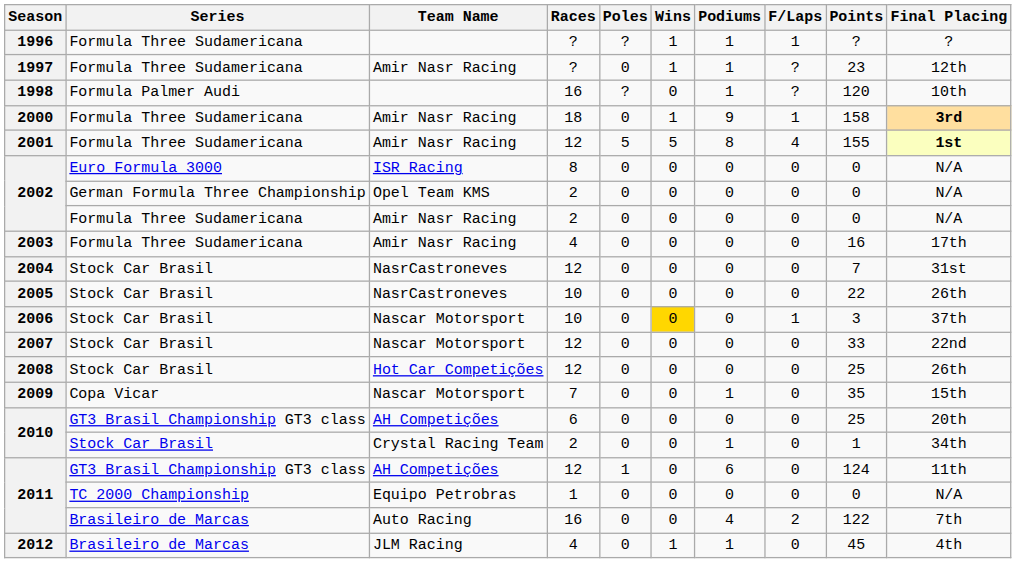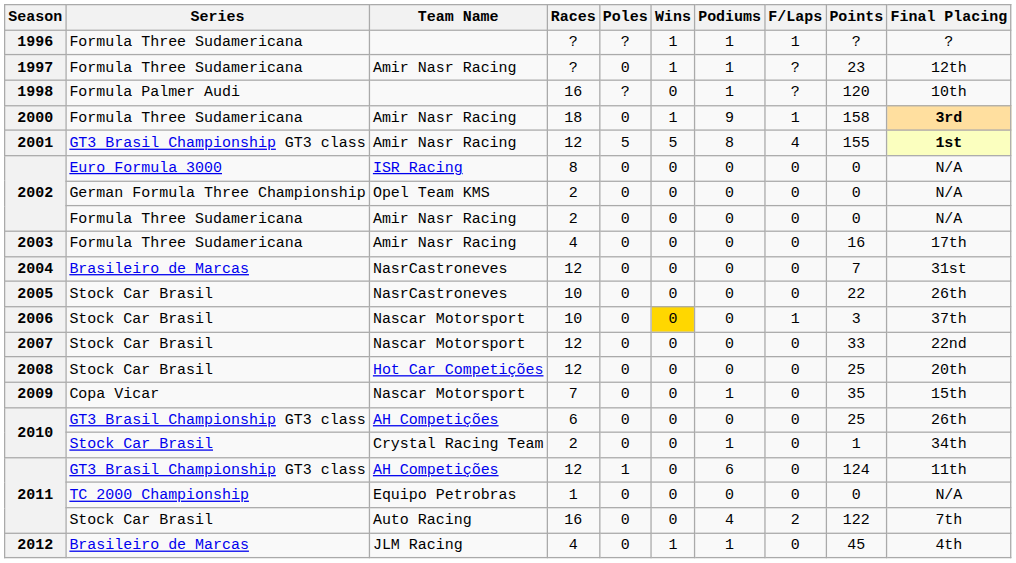(186, 143) Formula Three Sudamericana -> (218, 143) GT3 Brasil Championship GT3 class
(141, 269) Stock Car Brasil -> (159, 269) Brasileiro de Marcas
(949, 369) 26th -> (949, 369) 20th
(949, 419) 20th -> (949, 419) 26th
(159, 520) Brasileiro de Marcas -> (141, 520) Stock Car Brasil
